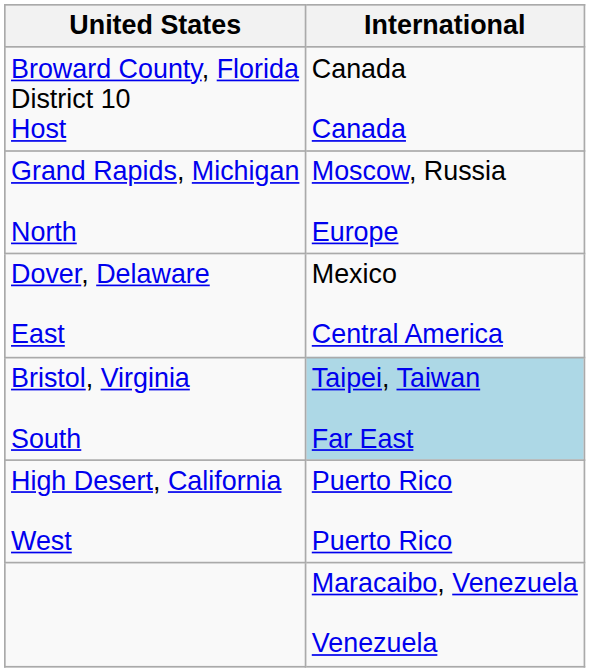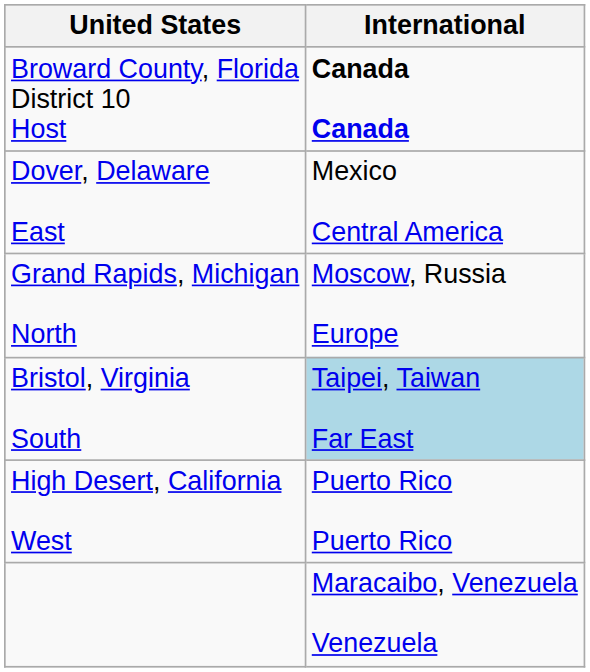(359, 98) normal -> (360, 98) bold
rows swapped: (110, 304) <-> (155, 201)
